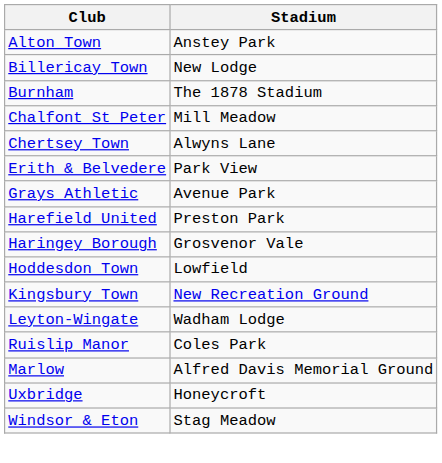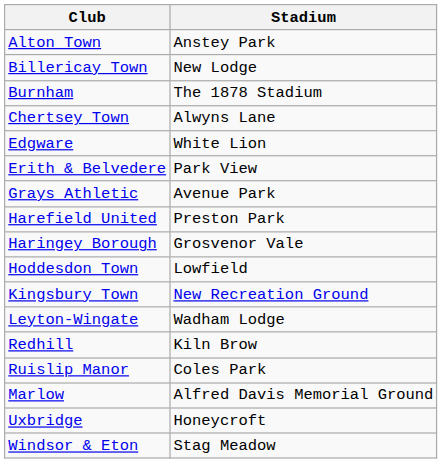- row: (87, 118)
+ row: (41, 143)
+ row: (41, 345)
